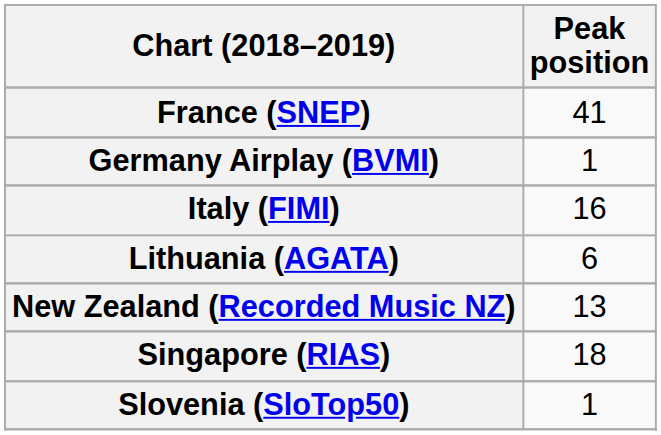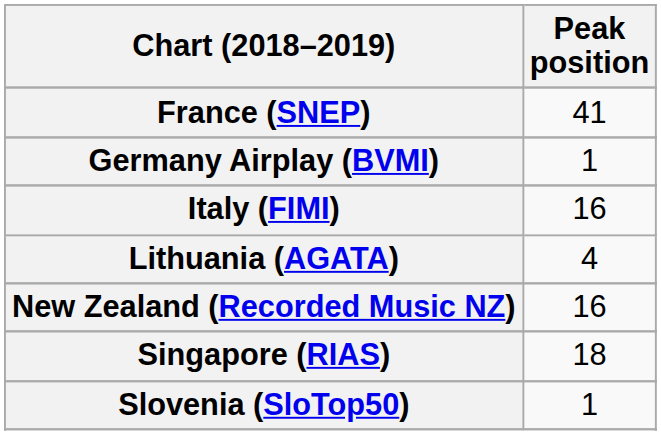(589, 258) 6 -> (589, 258) 4
(589, 307) 13 -> (589, 307) 16
